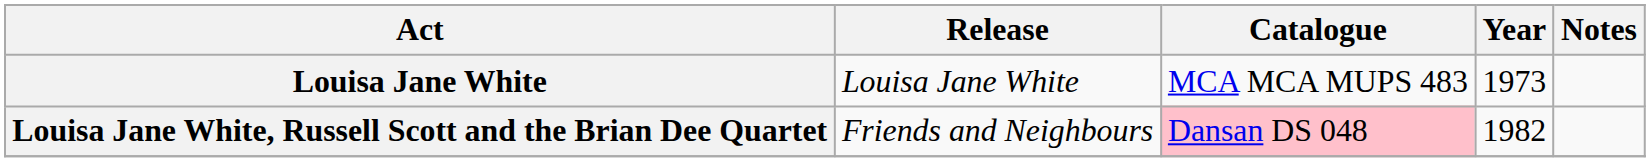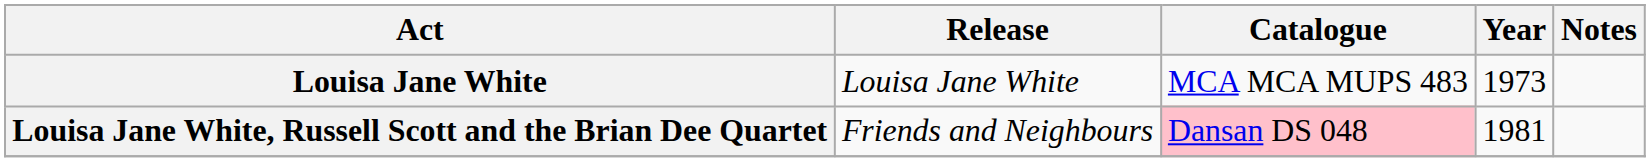(1514, 130) 1982 -> (1514, 130) 1981
